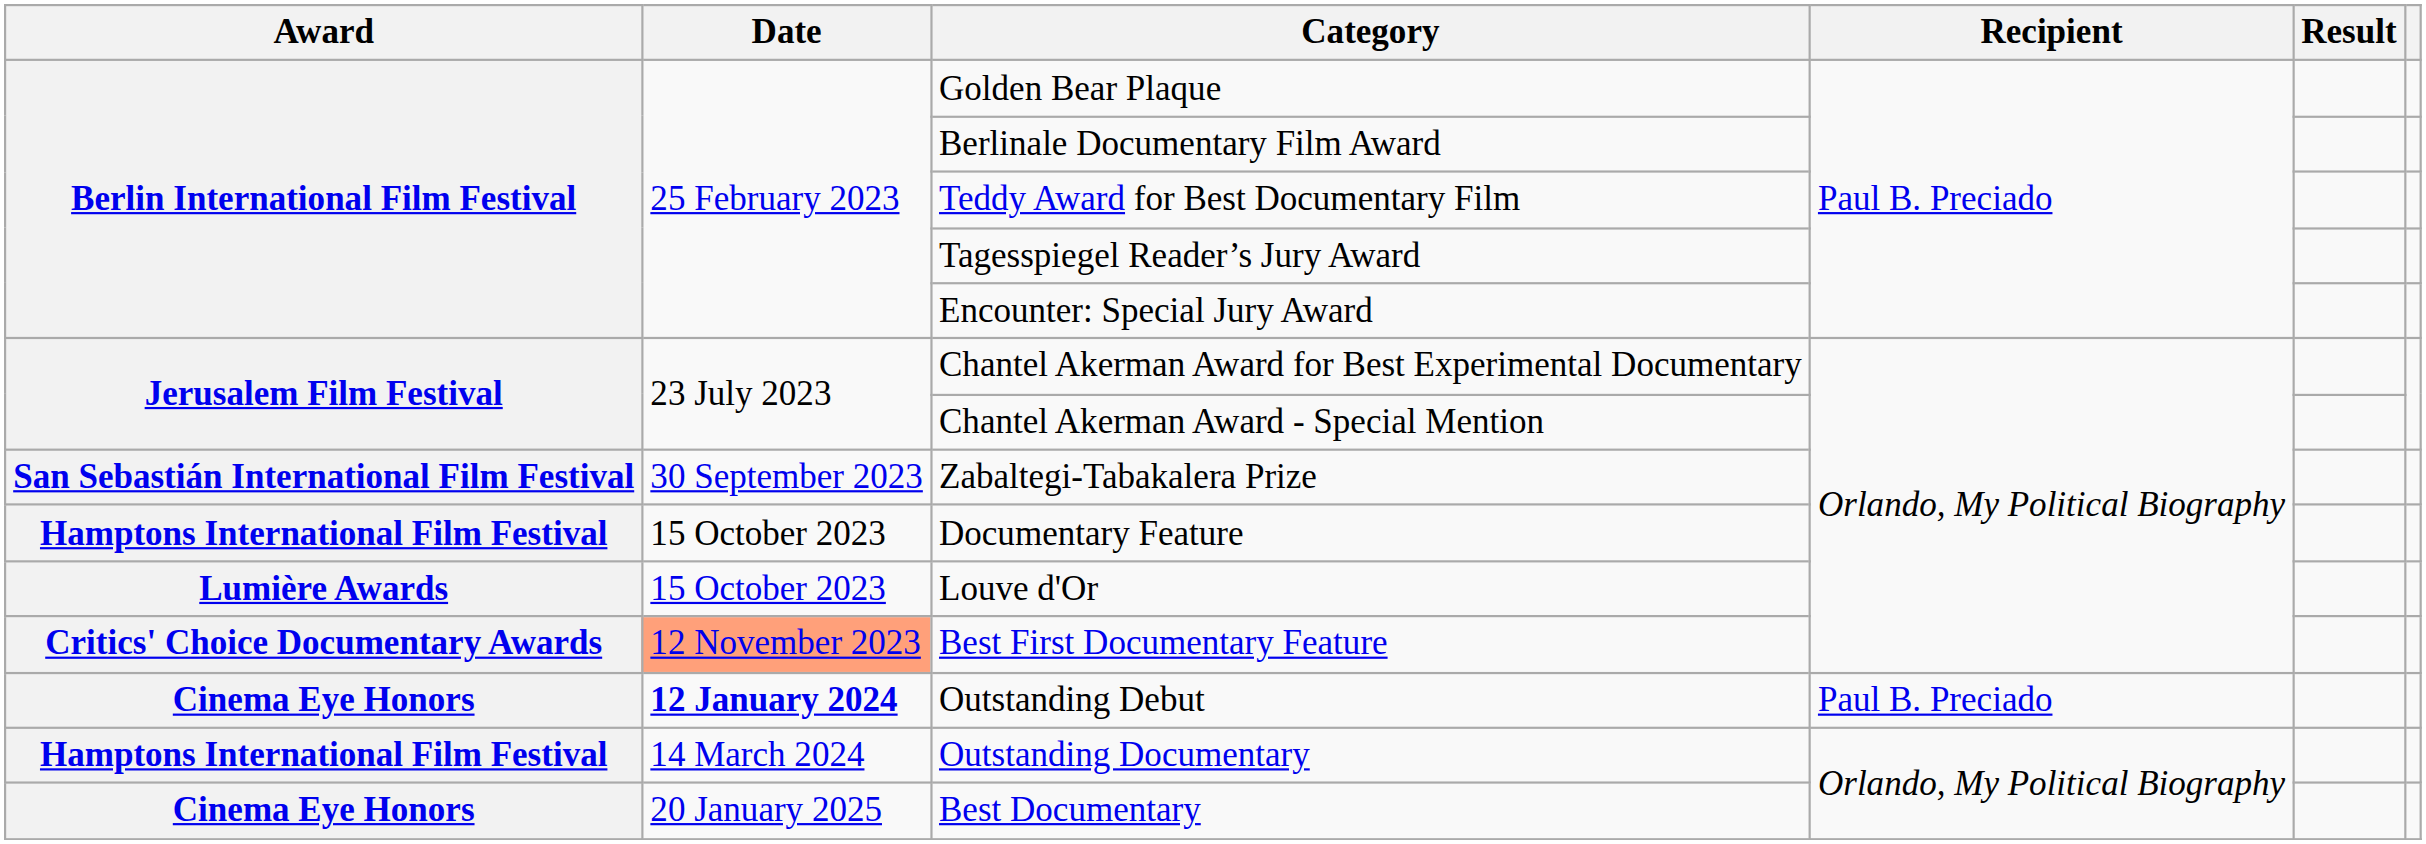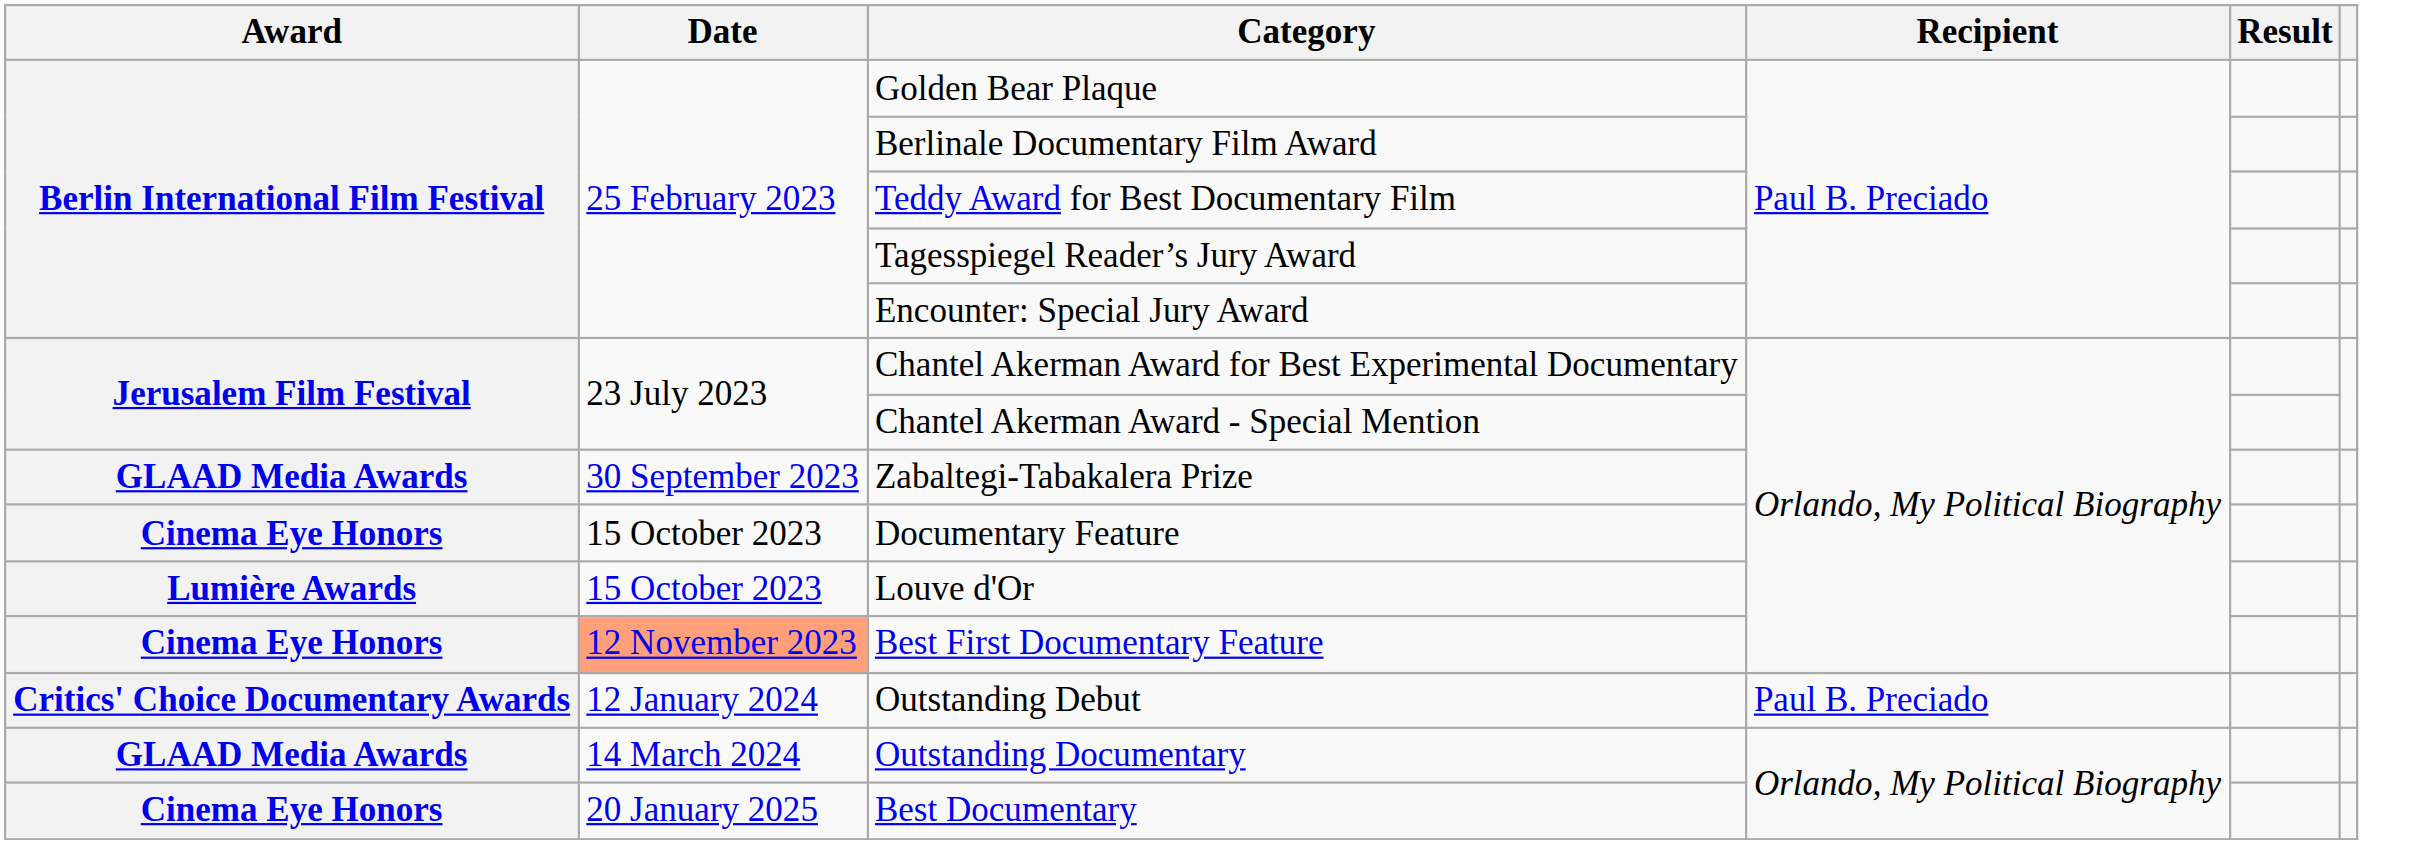(324, 476) San Sebastián International Film Festival -> (292, 476) GLAAD Media Awards
(324, 532) Hamptons International Film Festival -> (292, 532) Cinema Eye Honors
(324, 643) Critics' Choice Documentary Awards -> (292, 643) Cinema Eye Honors
(324, 699) Cinema Eye Honors -> (292, 699) Critics' Choice Documentary Awards
(774, 699) bold -> (702, 699) normal
(324, 754) Hamptons International Film Festival -> (292, 754) GLAAD Media Awards
